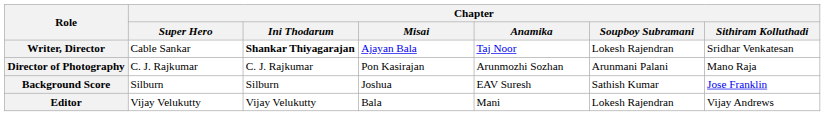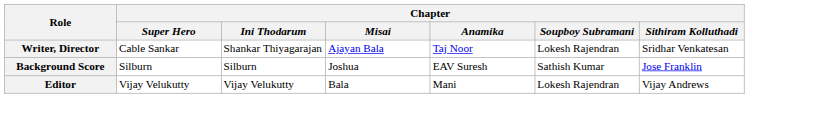(300, 48) bold -> (273, 48) normal
- row: (66, 66)
